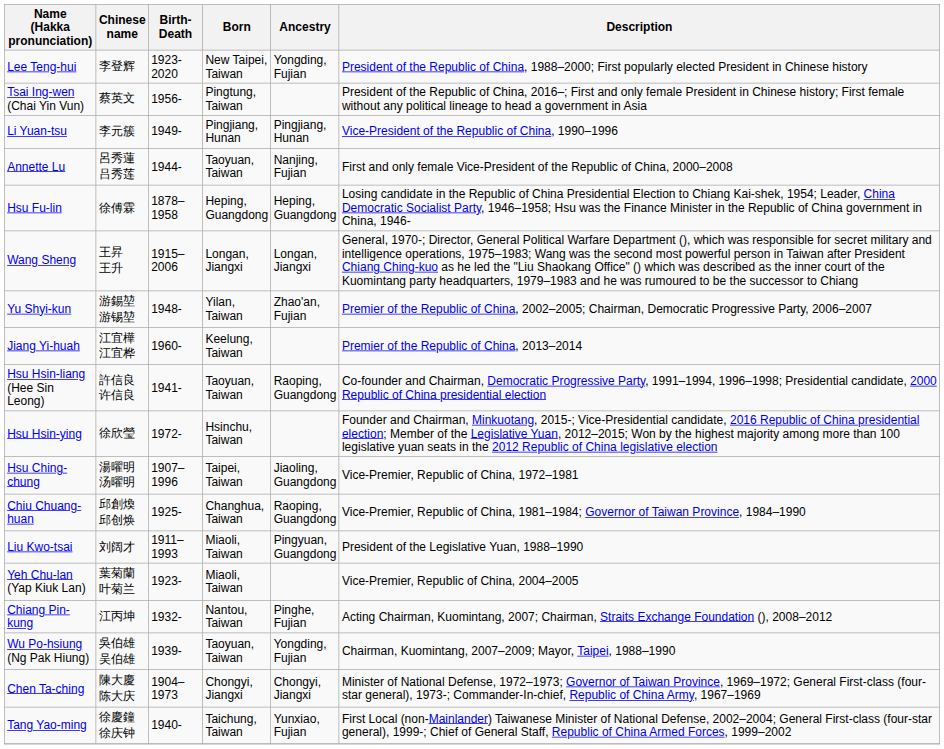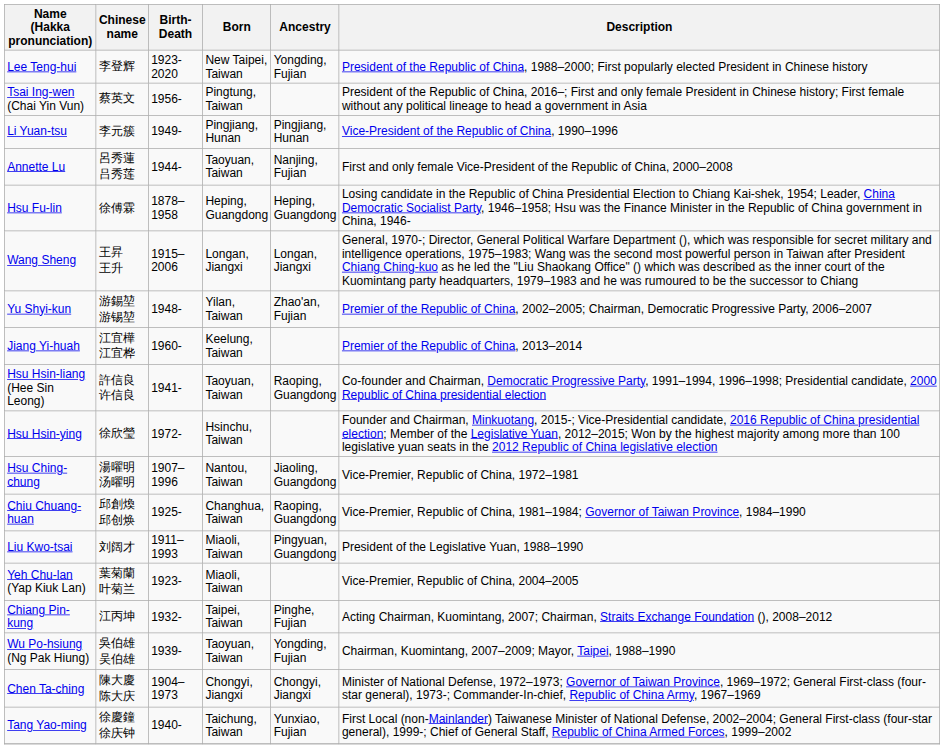(224, 475) Taipei, Taiwan -> (226, 475) Nantou, Taiwan
(226, 616) Nantou, Taiwan -> (224, 616) Taipei, Taiwan
